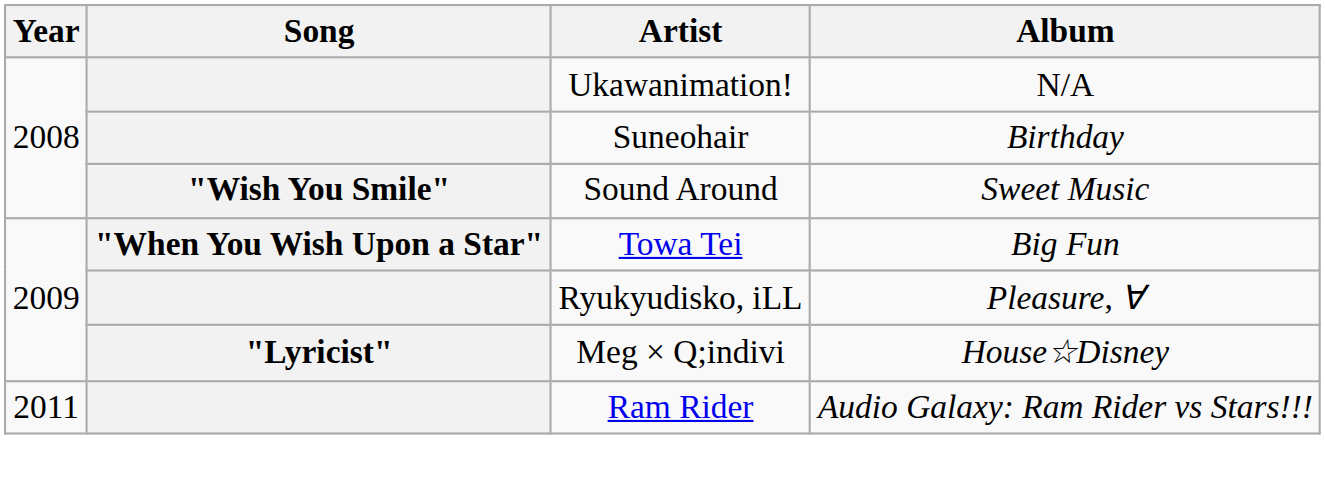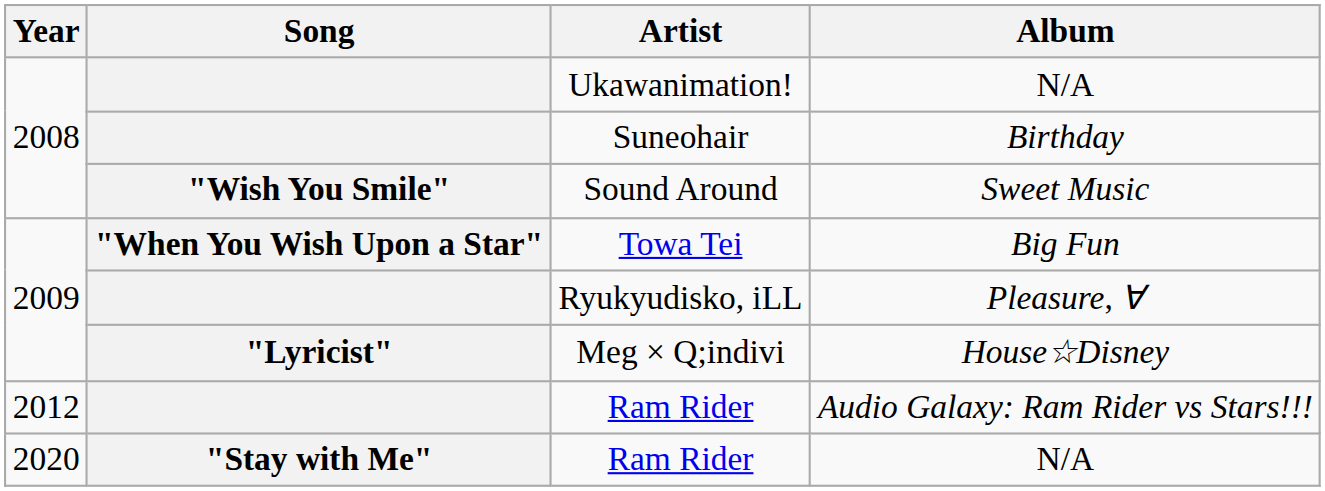(46, 406) 2011 -> (46, 406) 2012
+ row: (681, 459)
